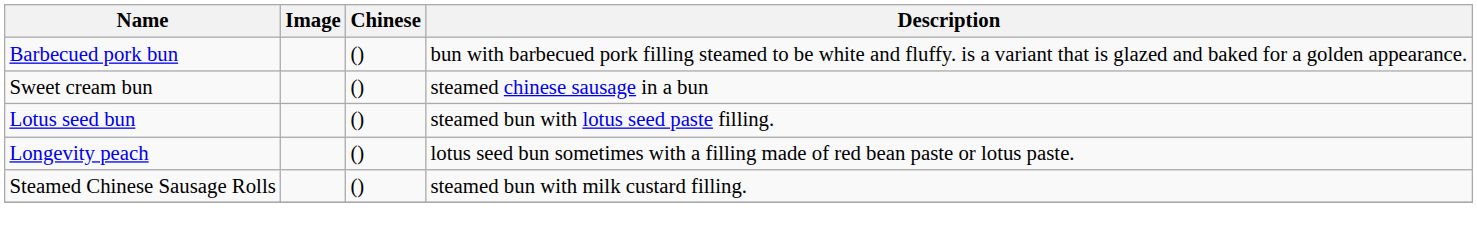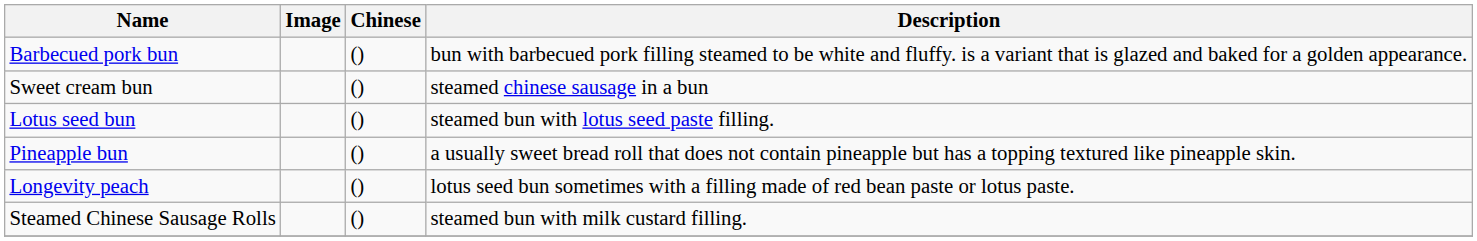+ row: (69, 152)
